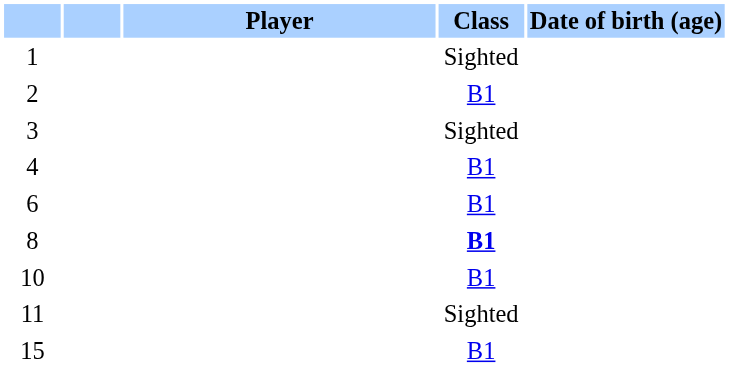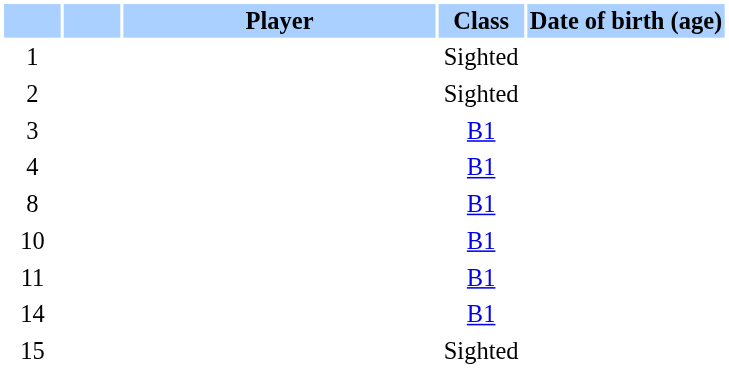(481, 94) B1 -> (481, 94) Sighted
(481, 130) Sighted -> (481, 130) B1
- row: (32, 204)
(481, 240) bold -> (481, 204) normal
(481, 314) Sighted -> (481, 277) B1
+ row: (32, 314)
(481, 351) B1 -> (481, 351) Sighted
